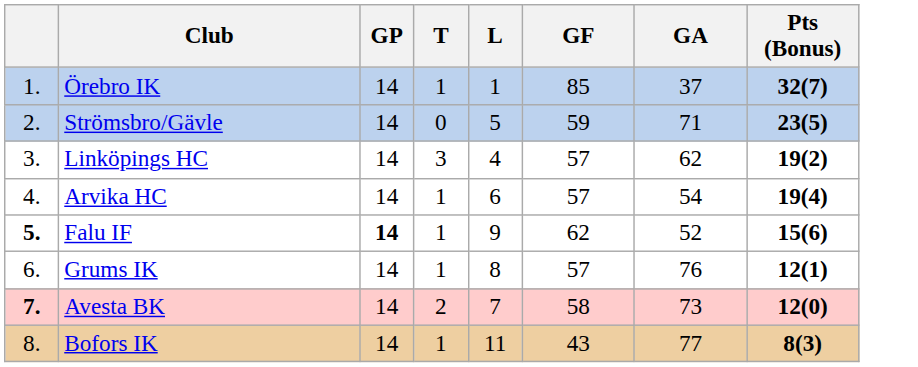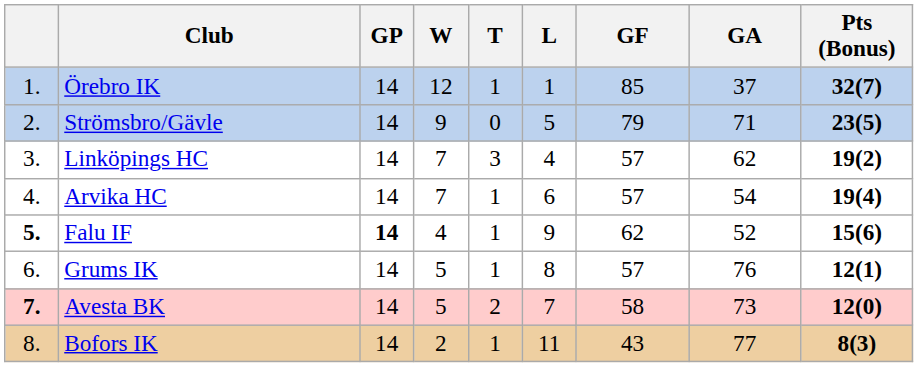+ column: (441, 35)
(578, 122) 59 -> (632, 122) 79
